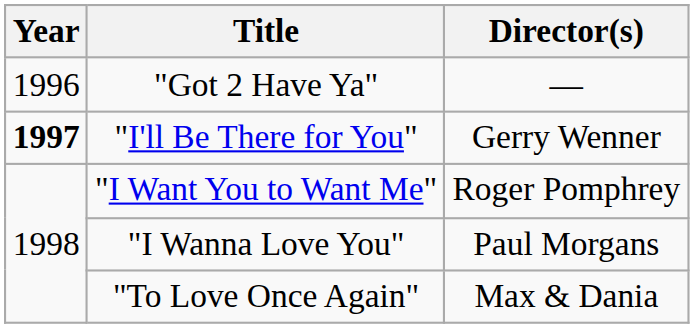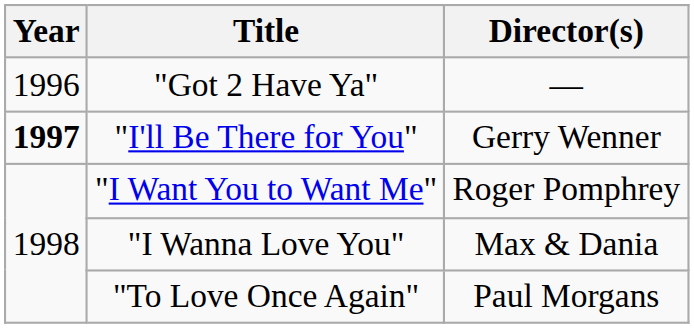(566, 243) Paul Morgans -> (566, 243) Max & Dania
(566, 296) Max & Dania -> (566, 296) Paul Morgans
